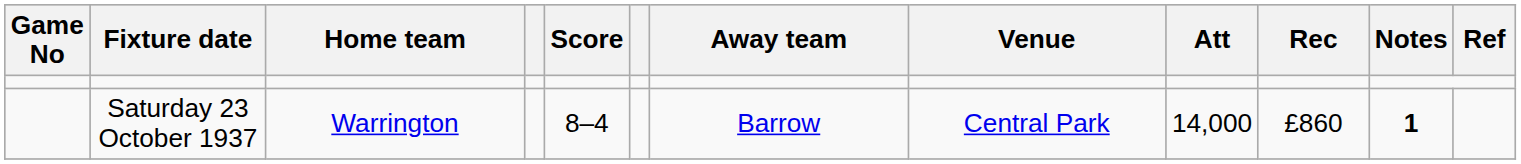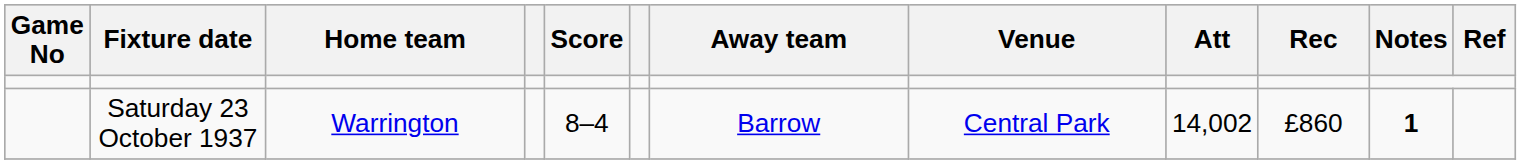(1212, 123) 14,000 -> (1212, 123) 14,002
